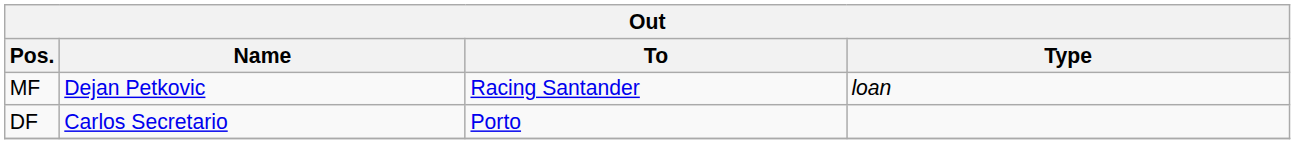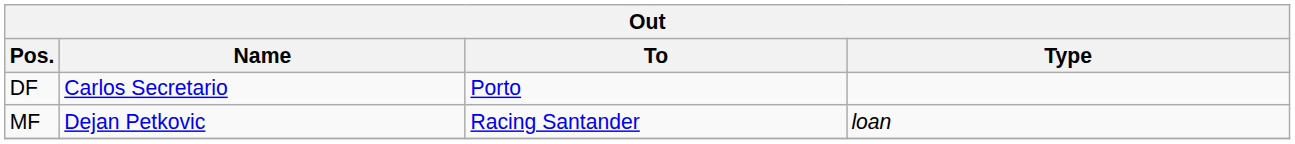rows swapped: (24, 122) <-> (25, 89)
